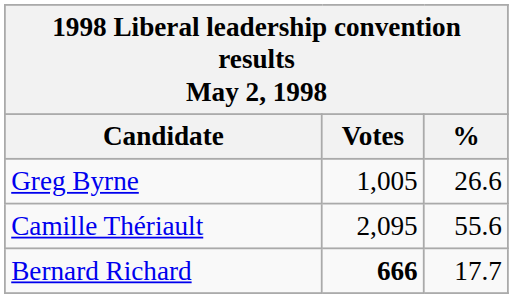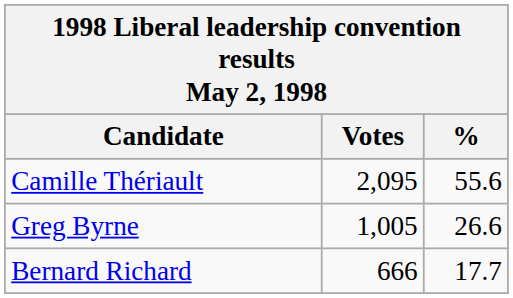rows swapped: (107, 226) <-> (75, 181)
(397, 271) bold -> (397, 271) normal
